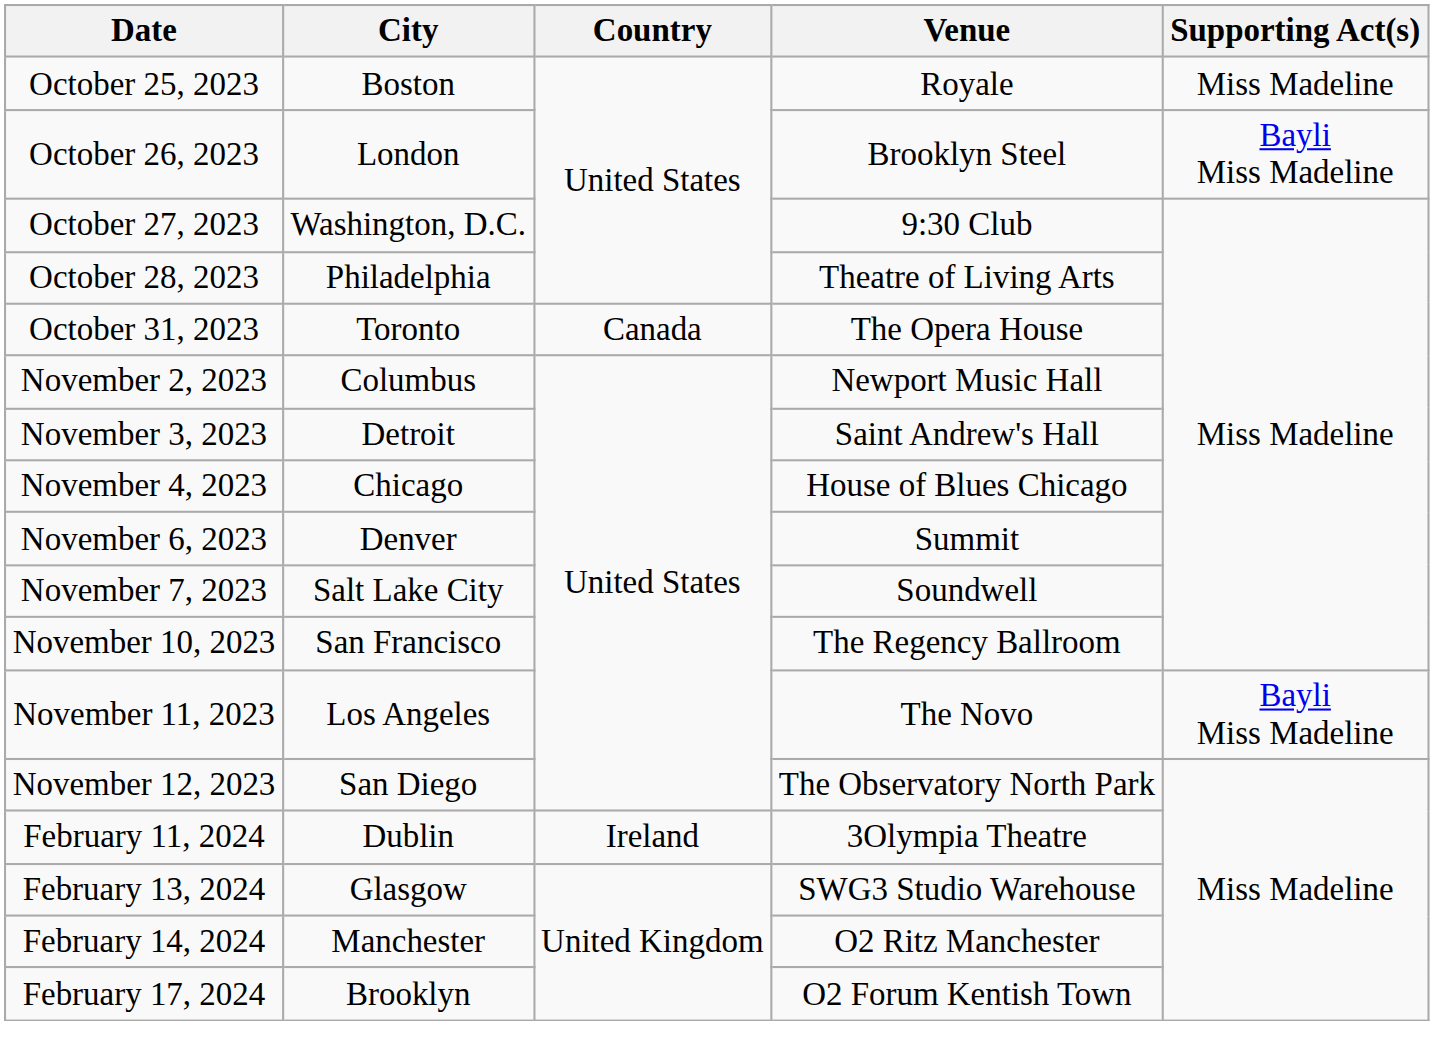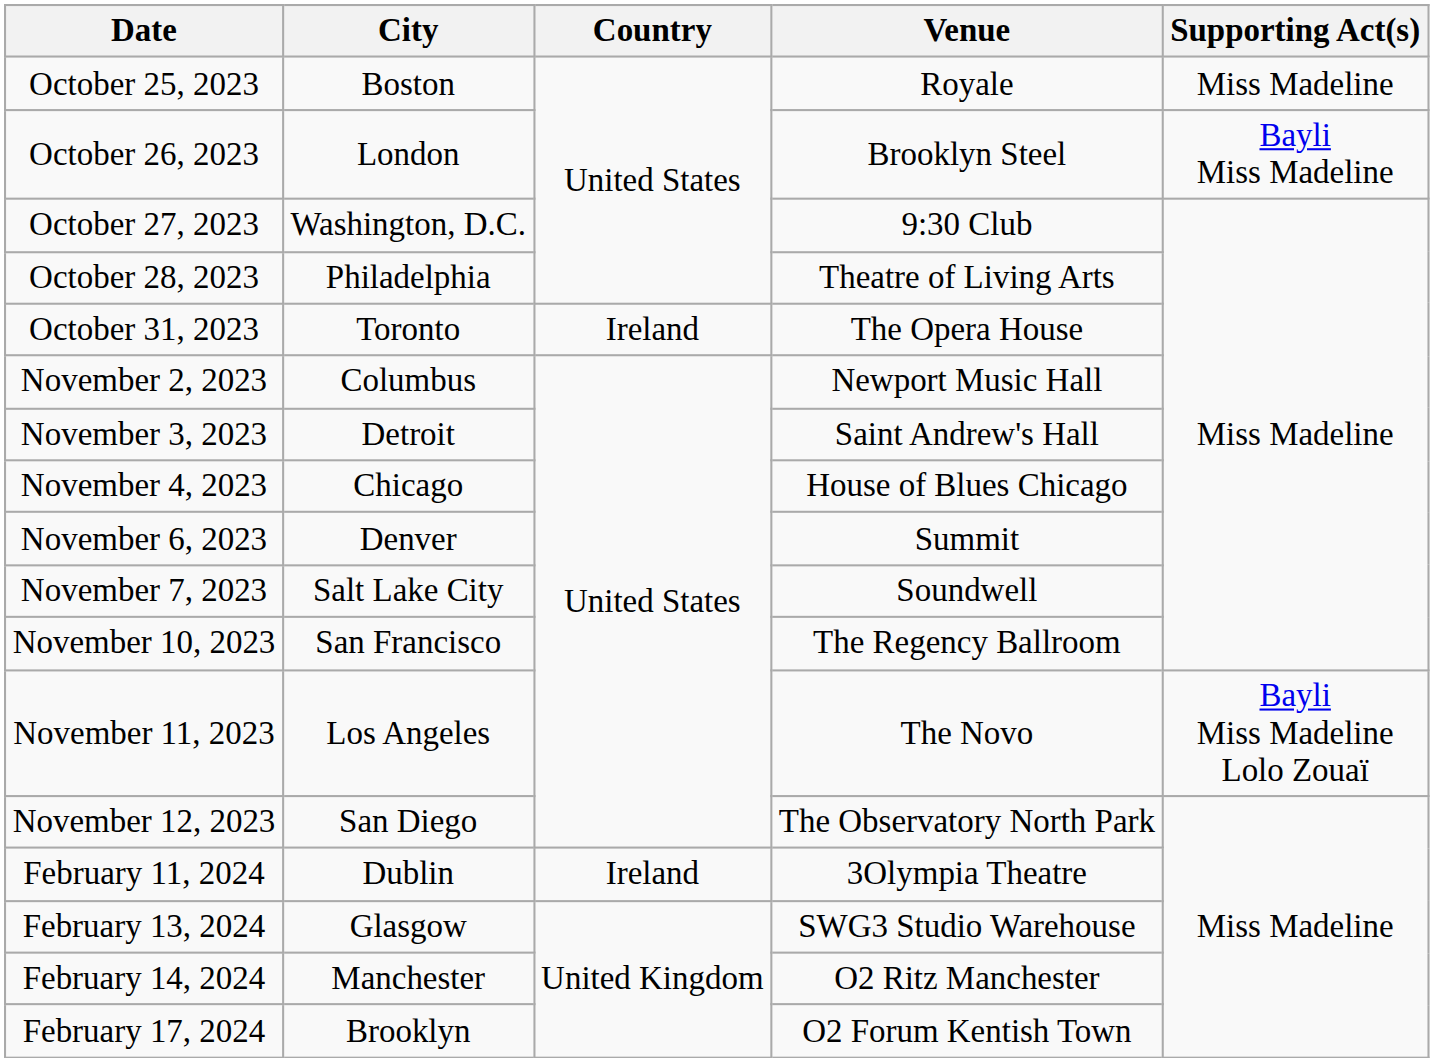(652, 329) Canada -> (652, 329) Ireland
(1295, 713) Bayli Miss Madeline -> (1295, 732) Bayli Miss Madeline Lolo Zouaï
